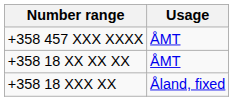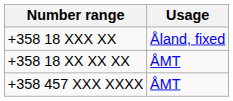rows swapped: (62, 84) <-> (76, 38)
